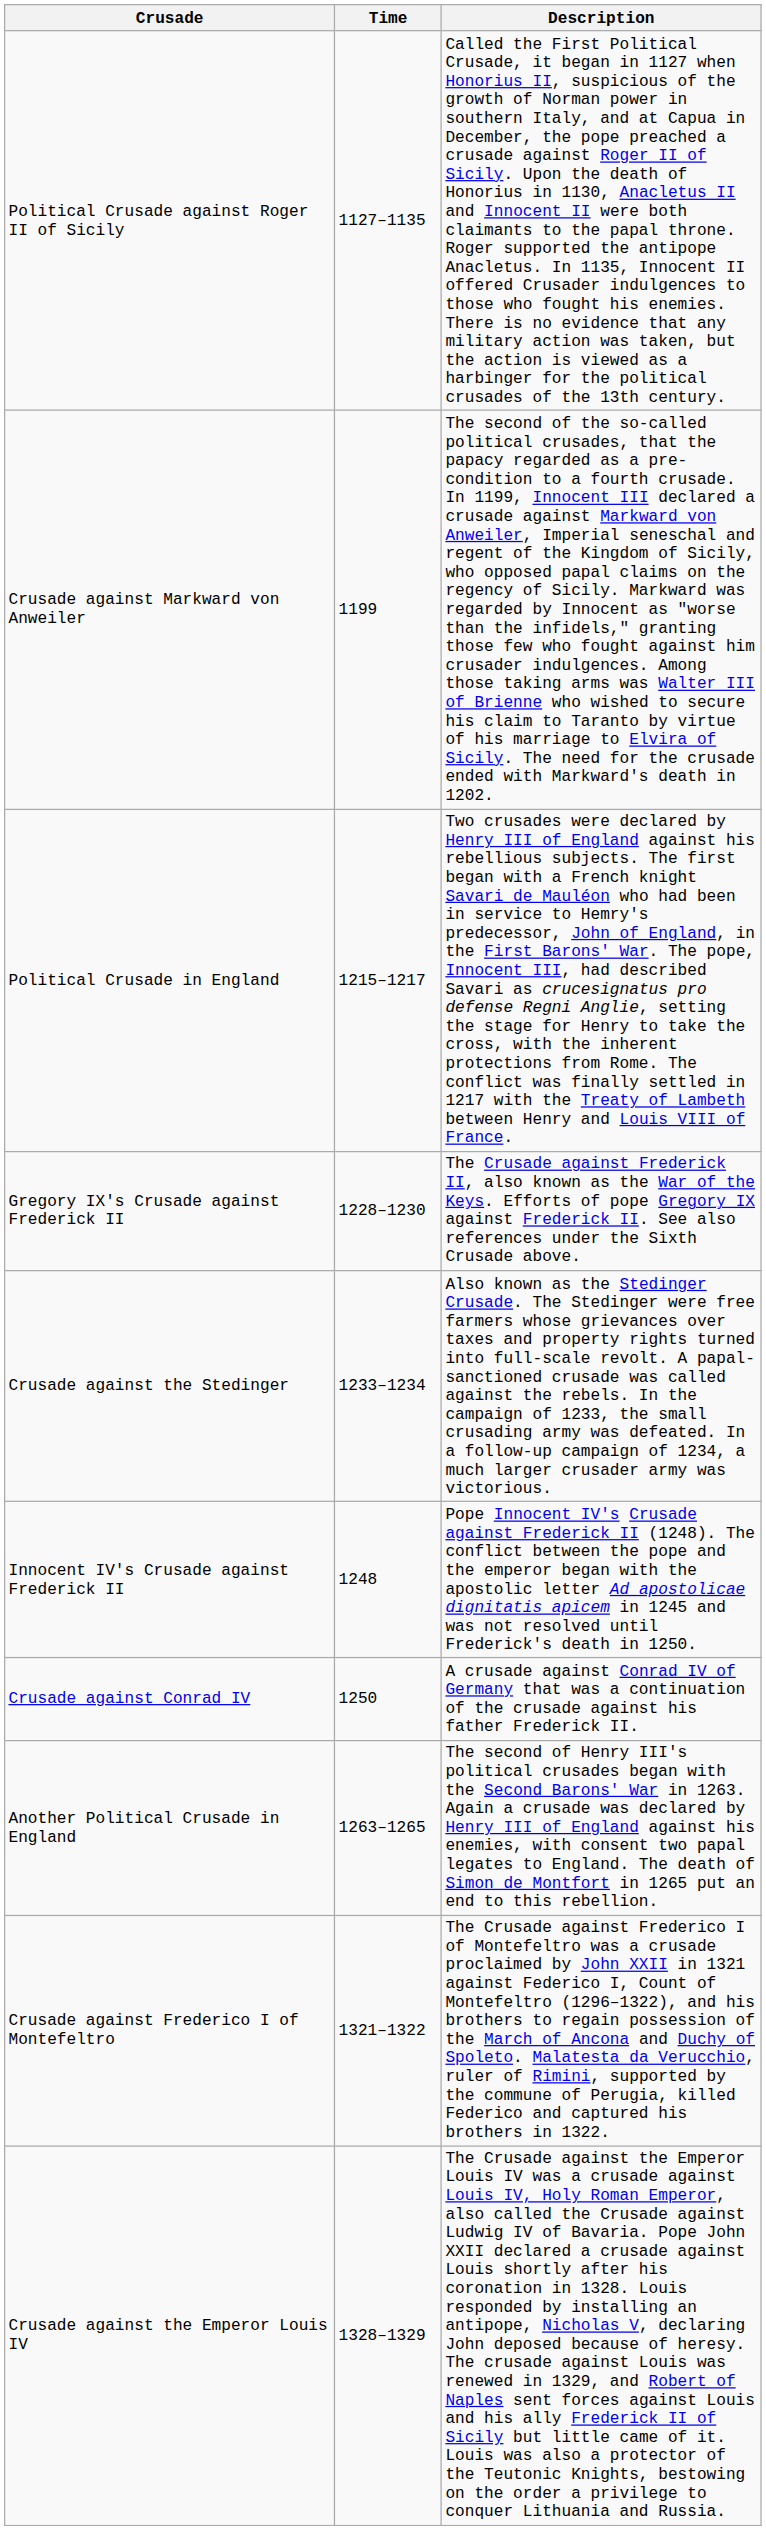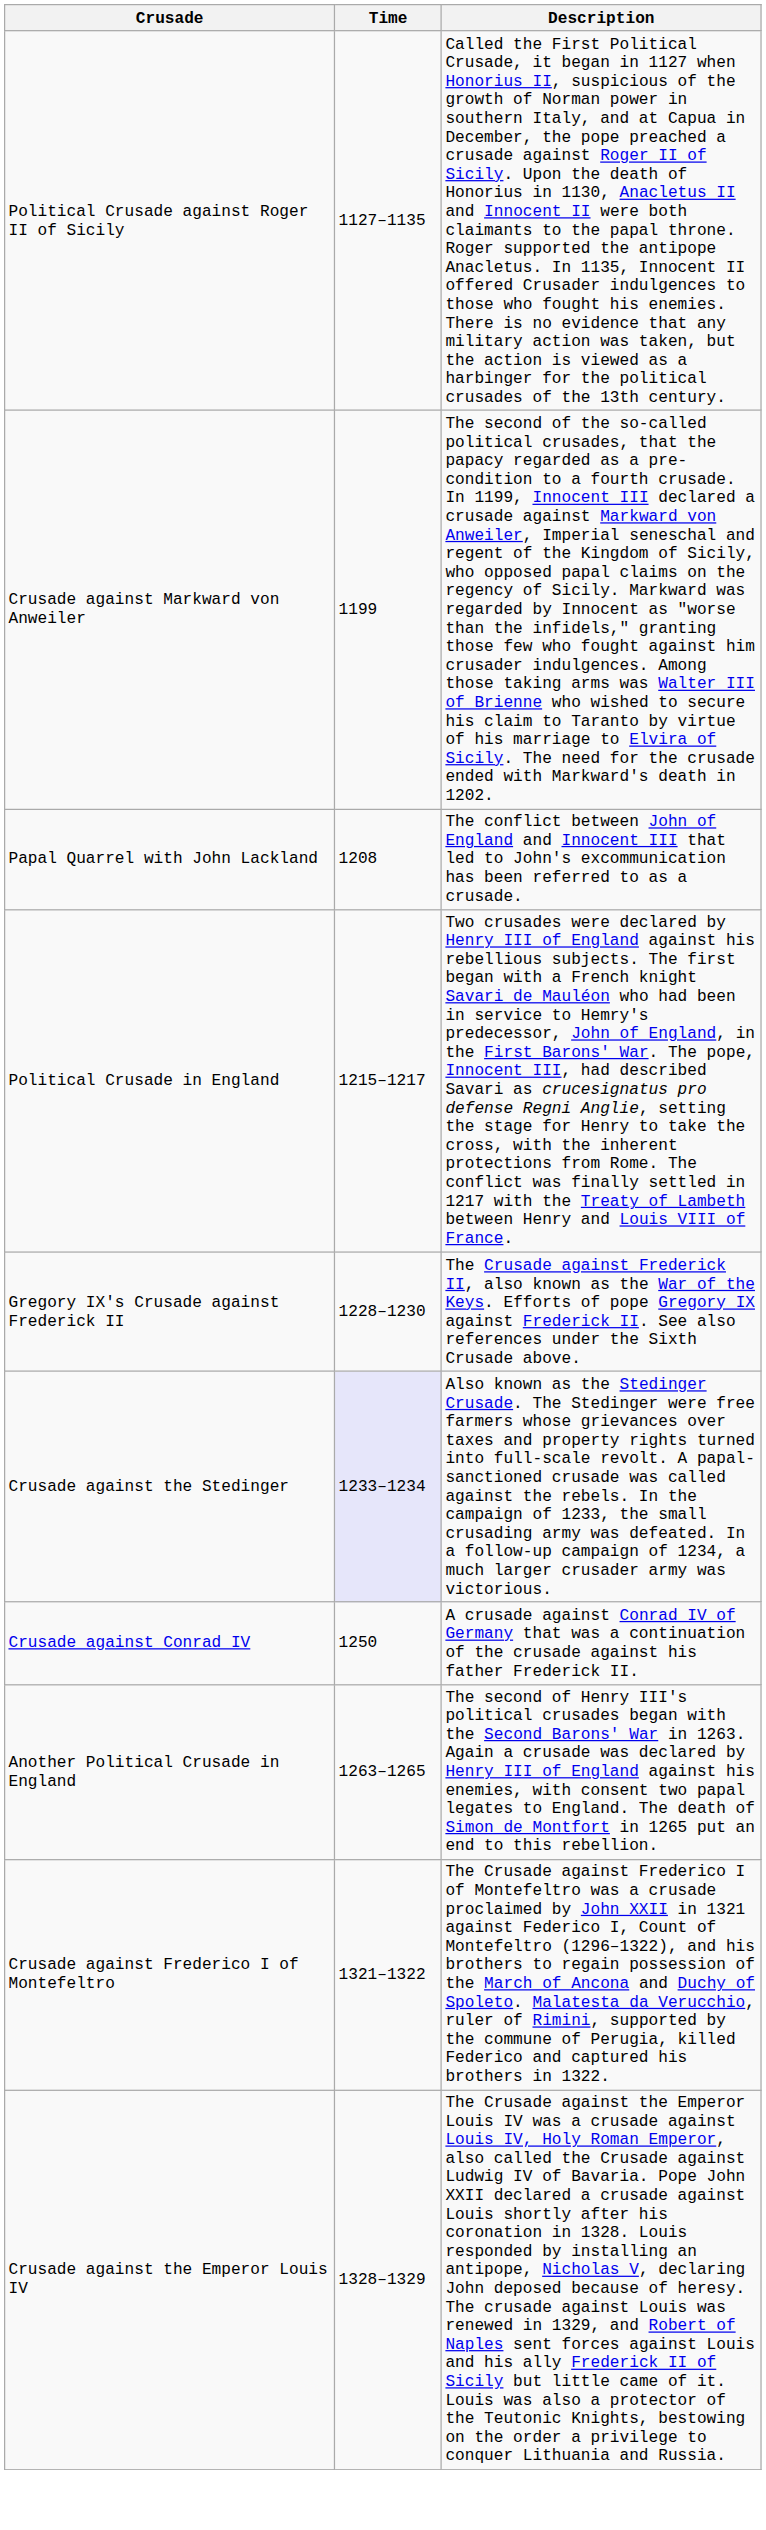+ row: (163, 859)
(382, 1386) no background -> (382, 1487) lavender background
- row: (149, 1580)
